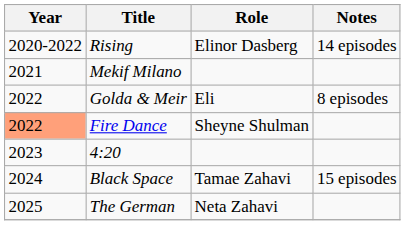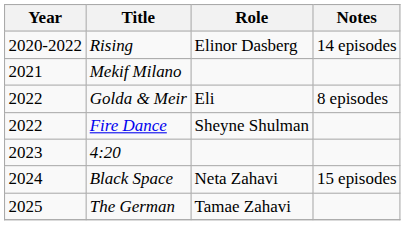(25, 125) lightsalmon background -> (25, 125) no background
(243, 179) Tamae Zahavi -> (236, 179) Neta Zahavi
(236, 206) Neta Zahavi -> (243, 206) Tamae Zahavi
